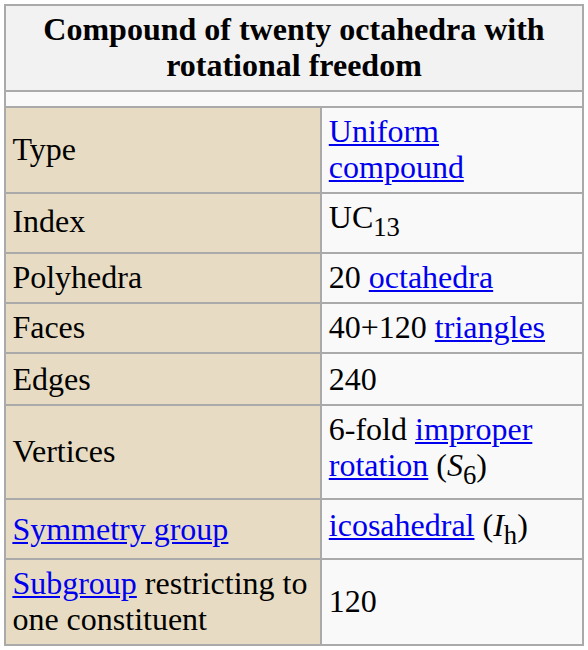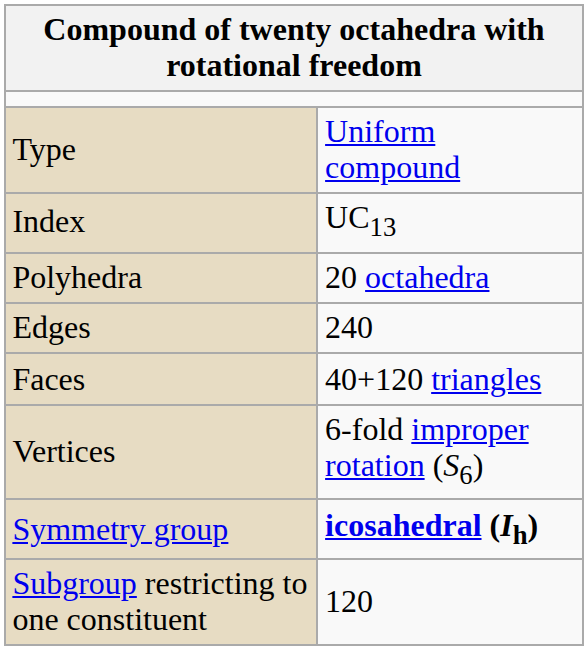rows swapped: (49, 328) <-> (51, 378)
(428, 528) normal -> (432, 528) bold
